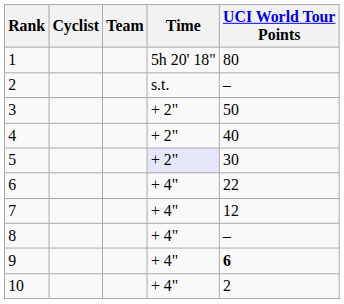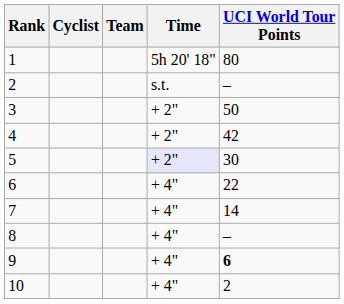(231, 135) 40 -> (231, 135) 42
(231, 210) 12 -> (231, 210) 14
